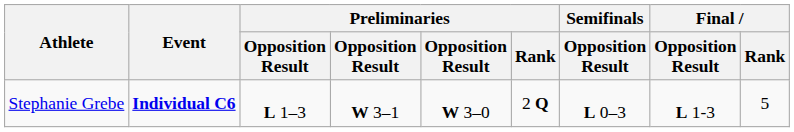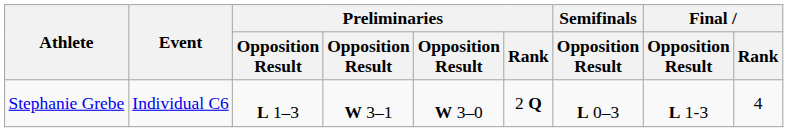(184, 103) bold -> (181, 103) normal
(765, 103) 5 -> (758, 103) 4
